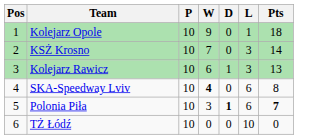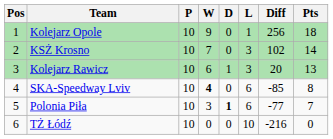+ column: (276, 13)
(276, 106) bold -> (310, 106) normal
